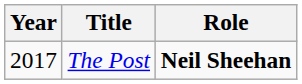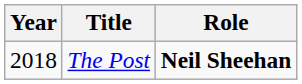(33, 60) 2017 -> (33, 60) 2018
